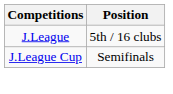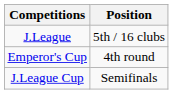+ row: (47, 57)
